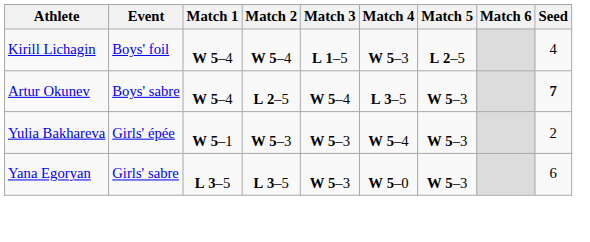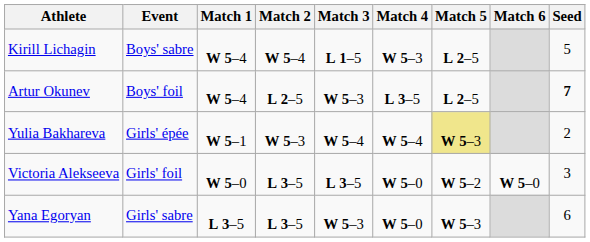(141, 49) Boys' foil -> (160, 49) Boys' sabre
(553, 49) 4 -> (567, 49) 5
(146, 91) Boys' sabre -> (154, 91) Boys' foil
(330, 100) W 5–4 -> (344, 100) W 5–3
(447, 100) W 5–3 -> (461, 100) L 2–5
(330, 141) W 5–3 -> (344, 141) W 5–4
(447, 141) no background -> (461, 141) khaki background
+ row: (64, 174)
